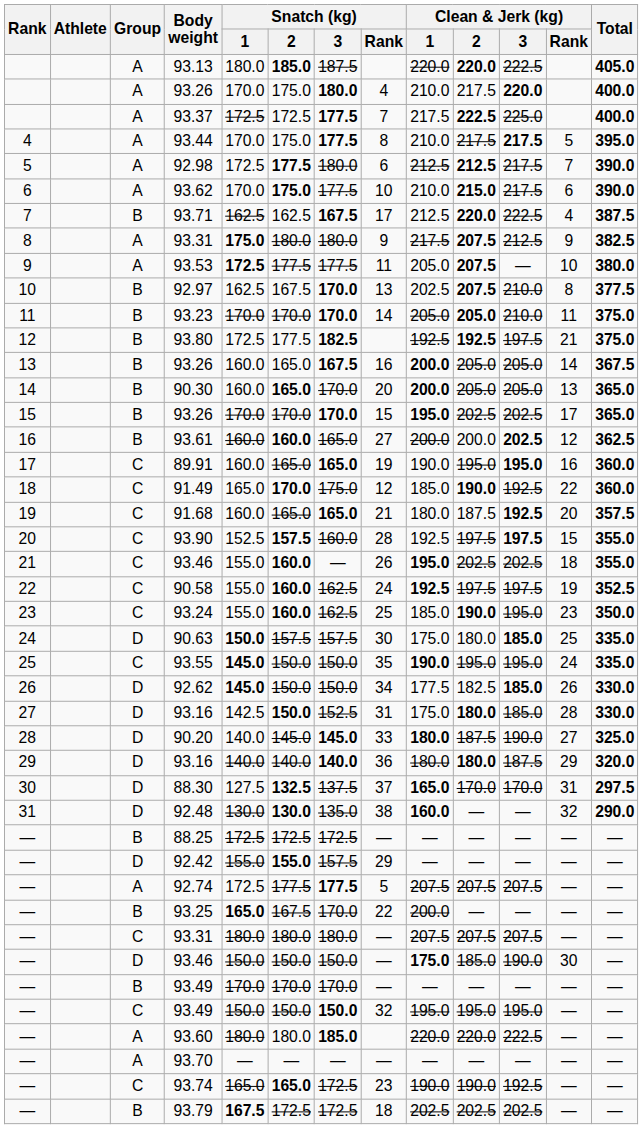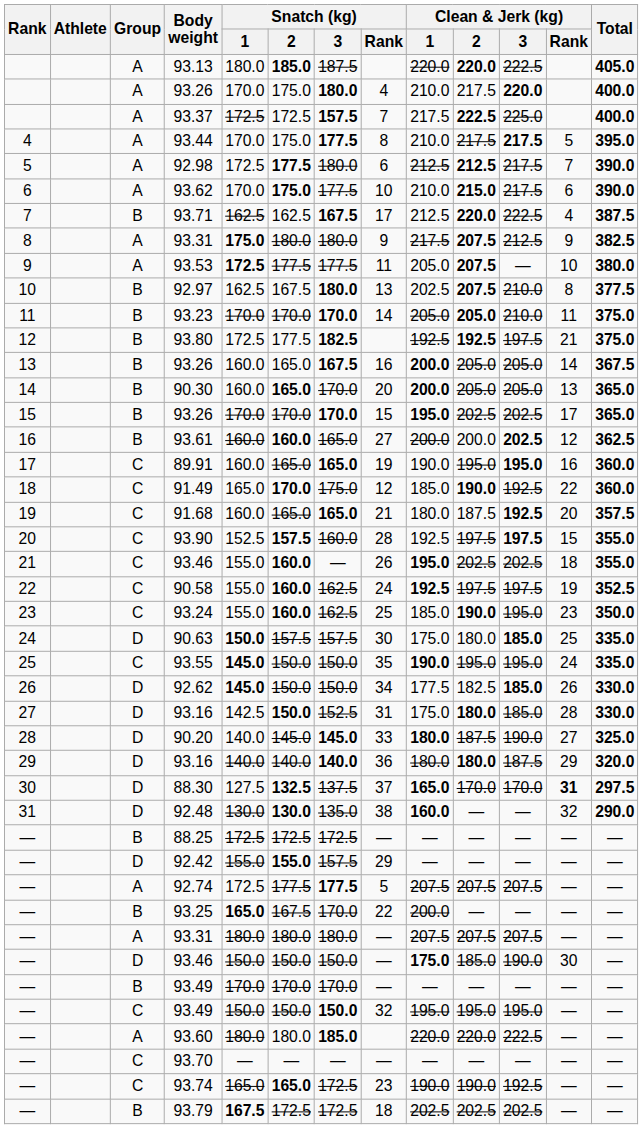(338, 116) 177.5 -> (338, 116) 157.5
(338, 290) 170.0 -> (338, 290) 180.0
(569, 787) normal -> (569, 787) bold
(138, 937) C -> (138, 937) A
(138, 1061) A -> (138, 1061) C
